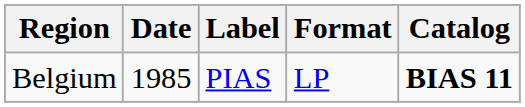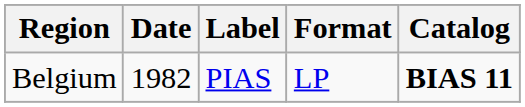(161, 76) 1985 -> (161, 76) 1982
